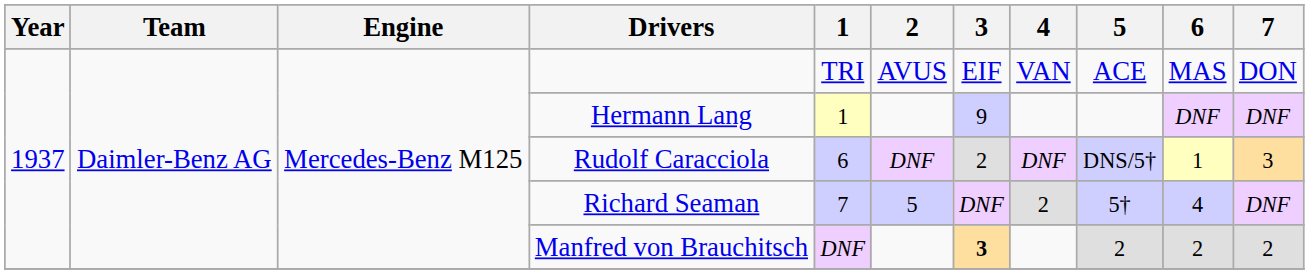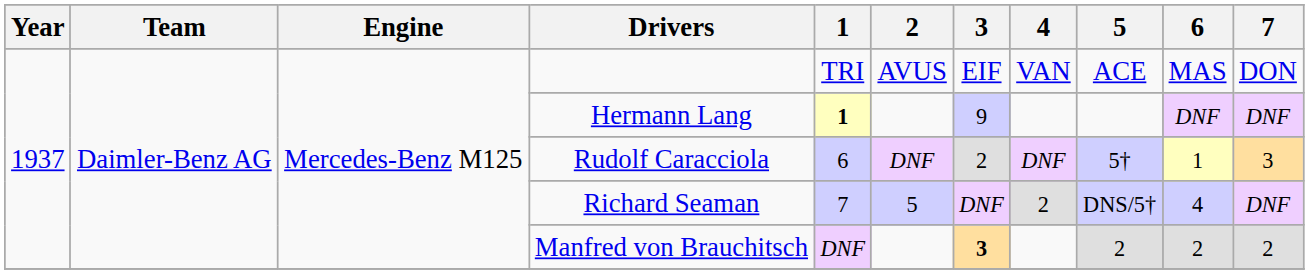(843, 117) normal -> (843, 114) bold
(1120, 161) DNS/5† -> (1120, 161) 5†
(1120, 205) 5† -> (1120, 205) DNS/5†
